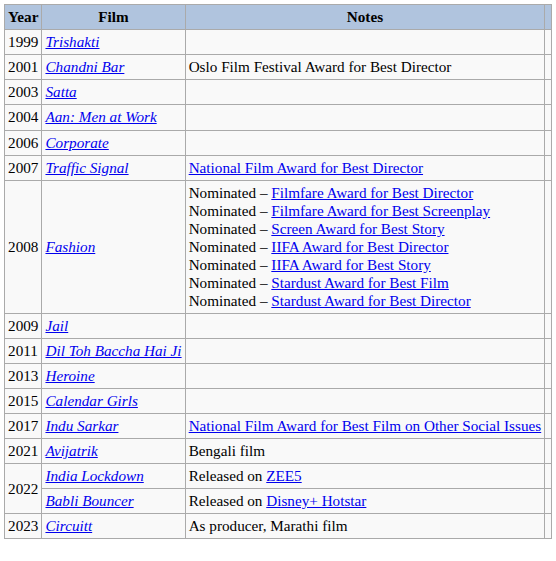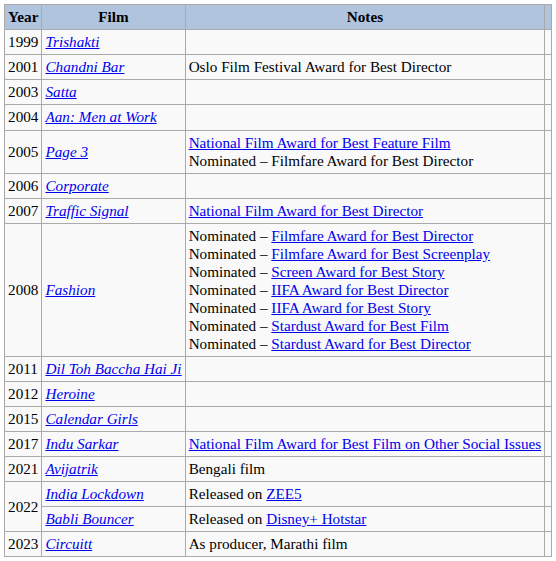+ row: (67, 151)
- row: (57, 325)
(23, 375) 2013 -> (23, 393) 2012
